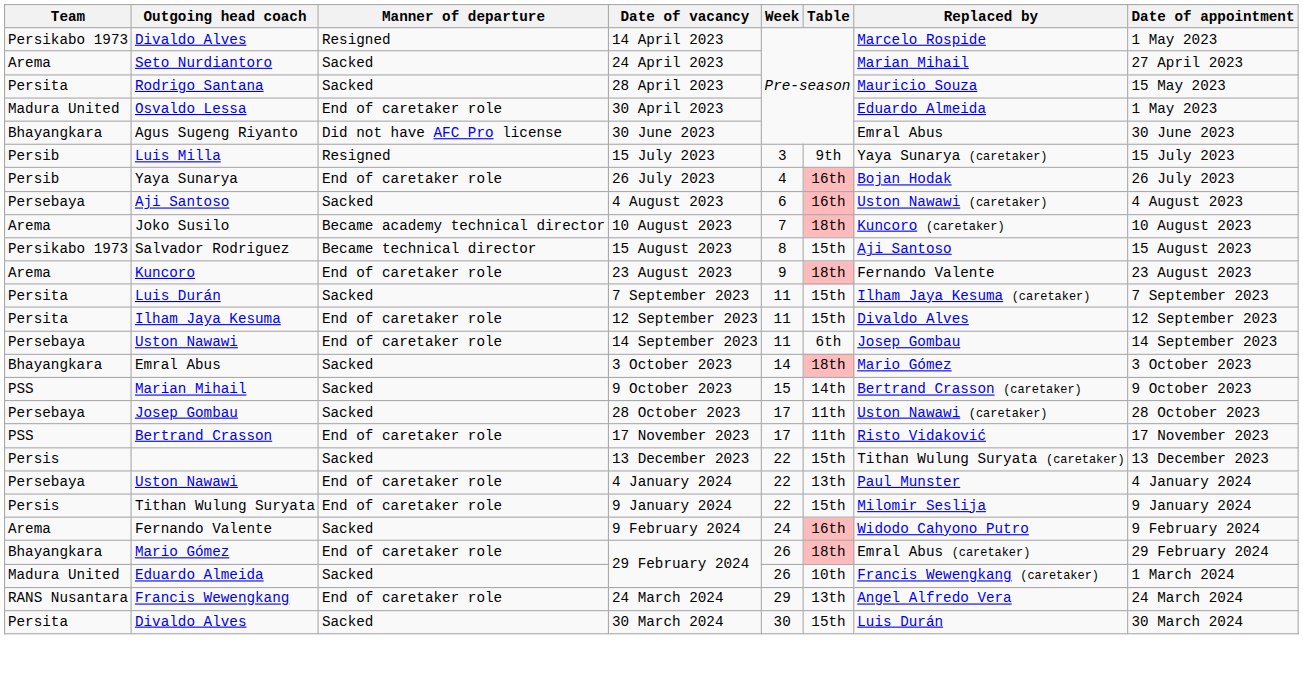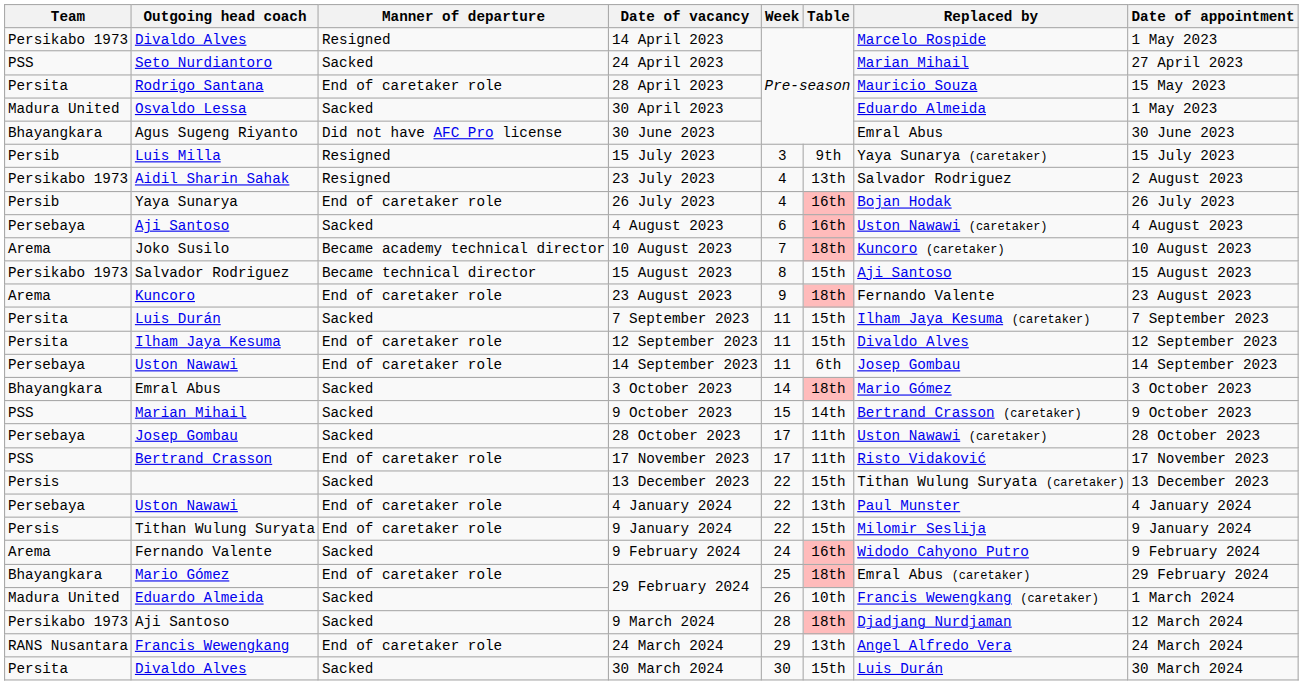(29, 63) Arema -> (21, 63) PSS
(348, 86) Sacked -> (412, 86) End of caretaker role
(412, 109) End of caretaker role -> (348, 109) Sacked
+ row: (212, 179)
(782, 552) 26 -> (782, 576) 25
+ row: (182, 622)
